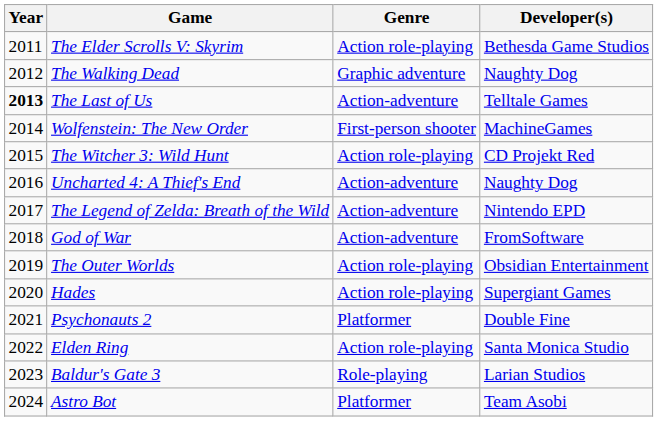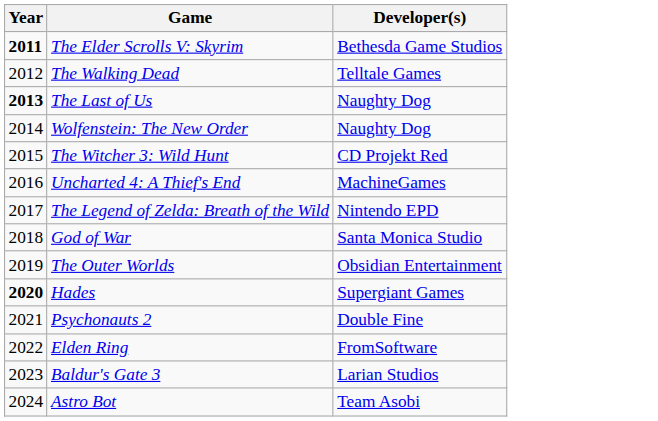- column: (407, 18)
(25, 45) normal -> (25, 45) bold
(531, 73) Naughty Dog -> (389, 73) Telltale Games
(536, 100) Telltale Games -> (384, 100) Naughty Dog
(538, 127) MachineGames -> (384, 127) Naughty Dog
(531, 182) Naughty Dog -> (391, 182) MachineGames
(534, 237) FromSoftware -> (410, 237) Santa Monica Studio
(26, 292) normal -> (26, 292) bold
(556, 347) Santa Monica Studio -> (387, 347) FromSoftware
